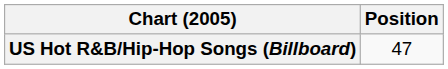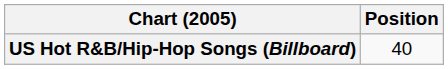(402, 49) 47 -> (402, 49) 40
